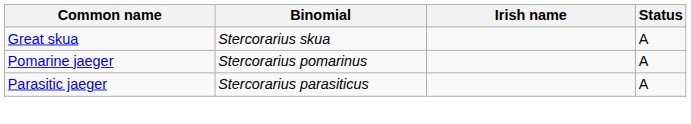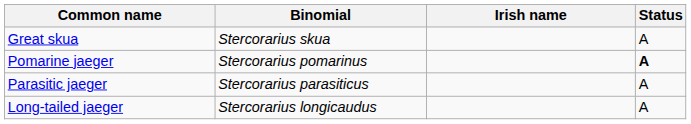(644, 61) normal -> (644, 61) bold
+ row: (65, 107)
